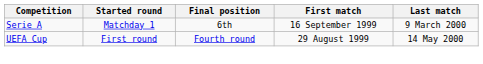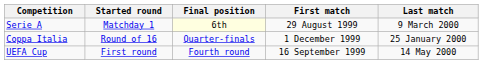(225, 25) no background -> (219, 25) lightyellow background
(333, 25) 16 September 1999 -> (322, 25) 29 August 1999
+ row: (37, 39)
(333, 39) 29 August 1999 -> (322, 53) 16 September 1999
